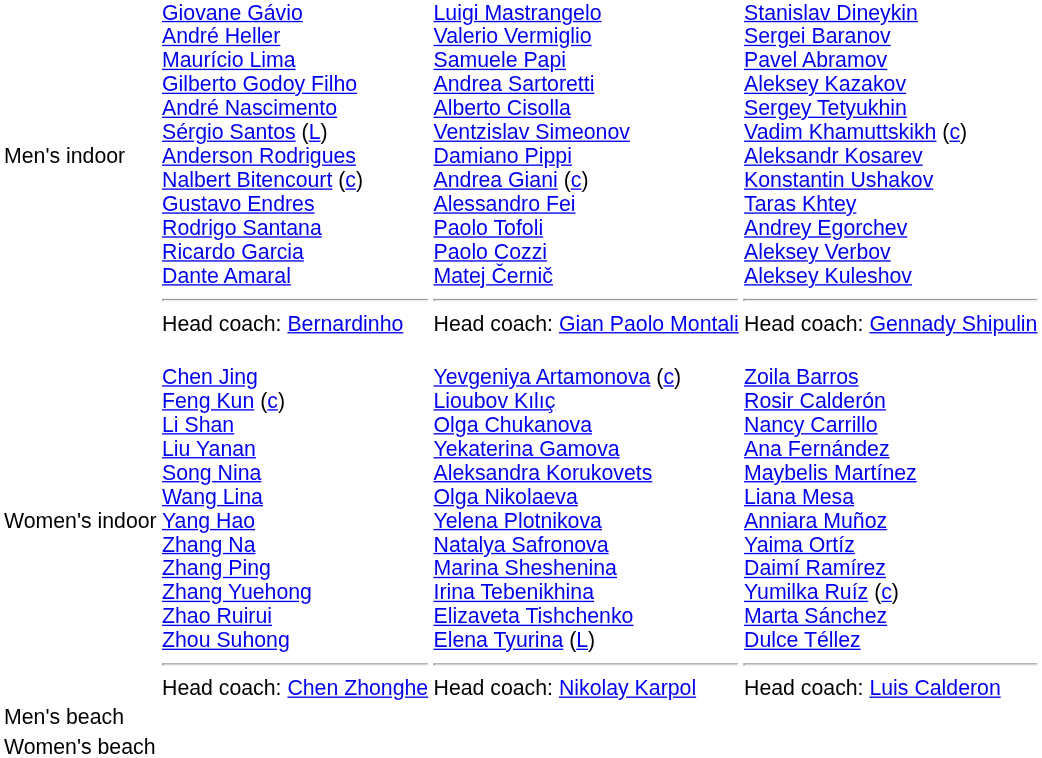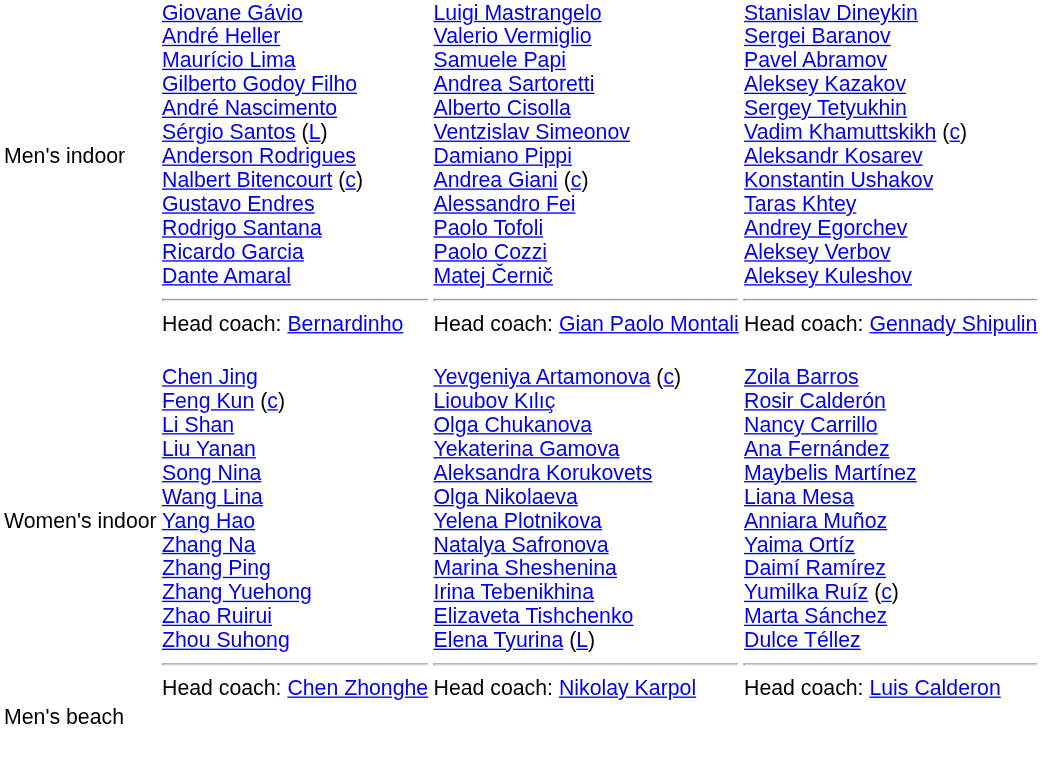- row: (80, 746)
